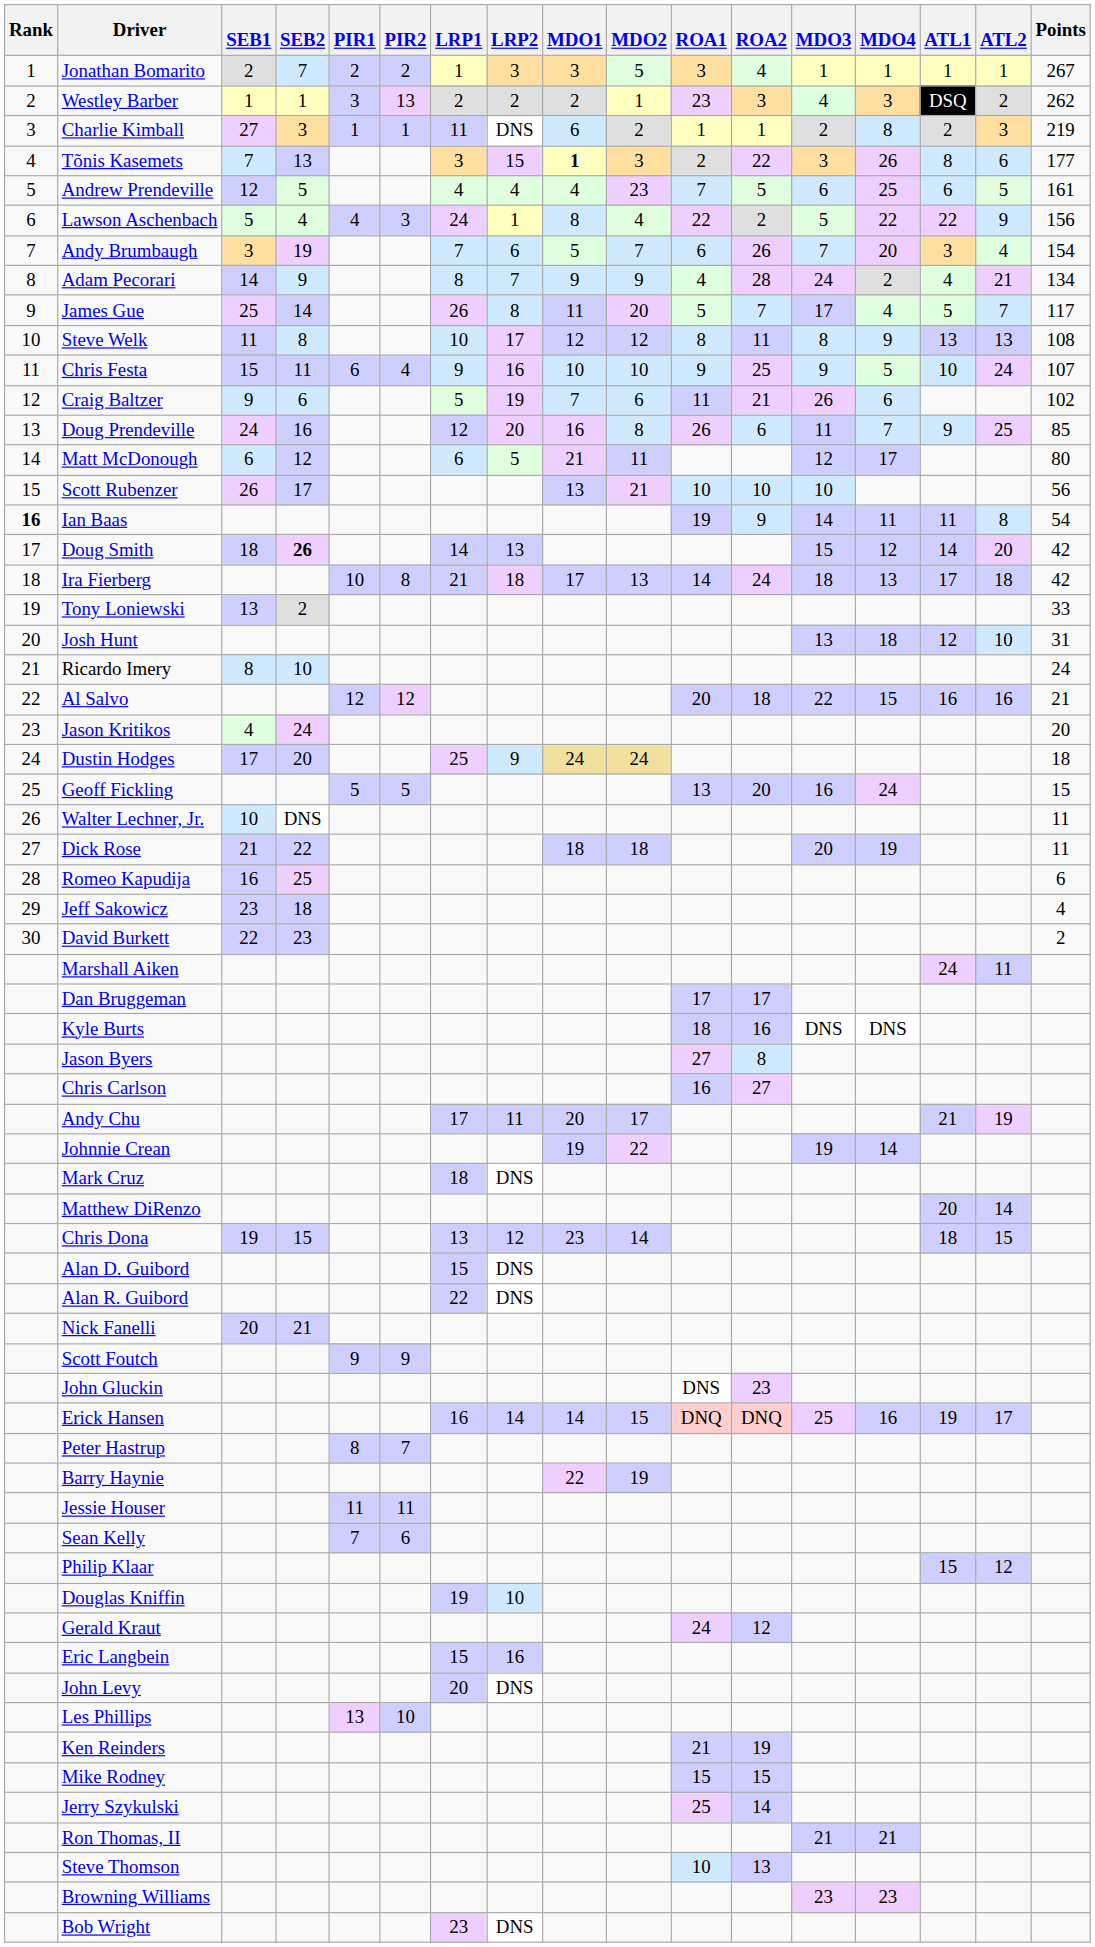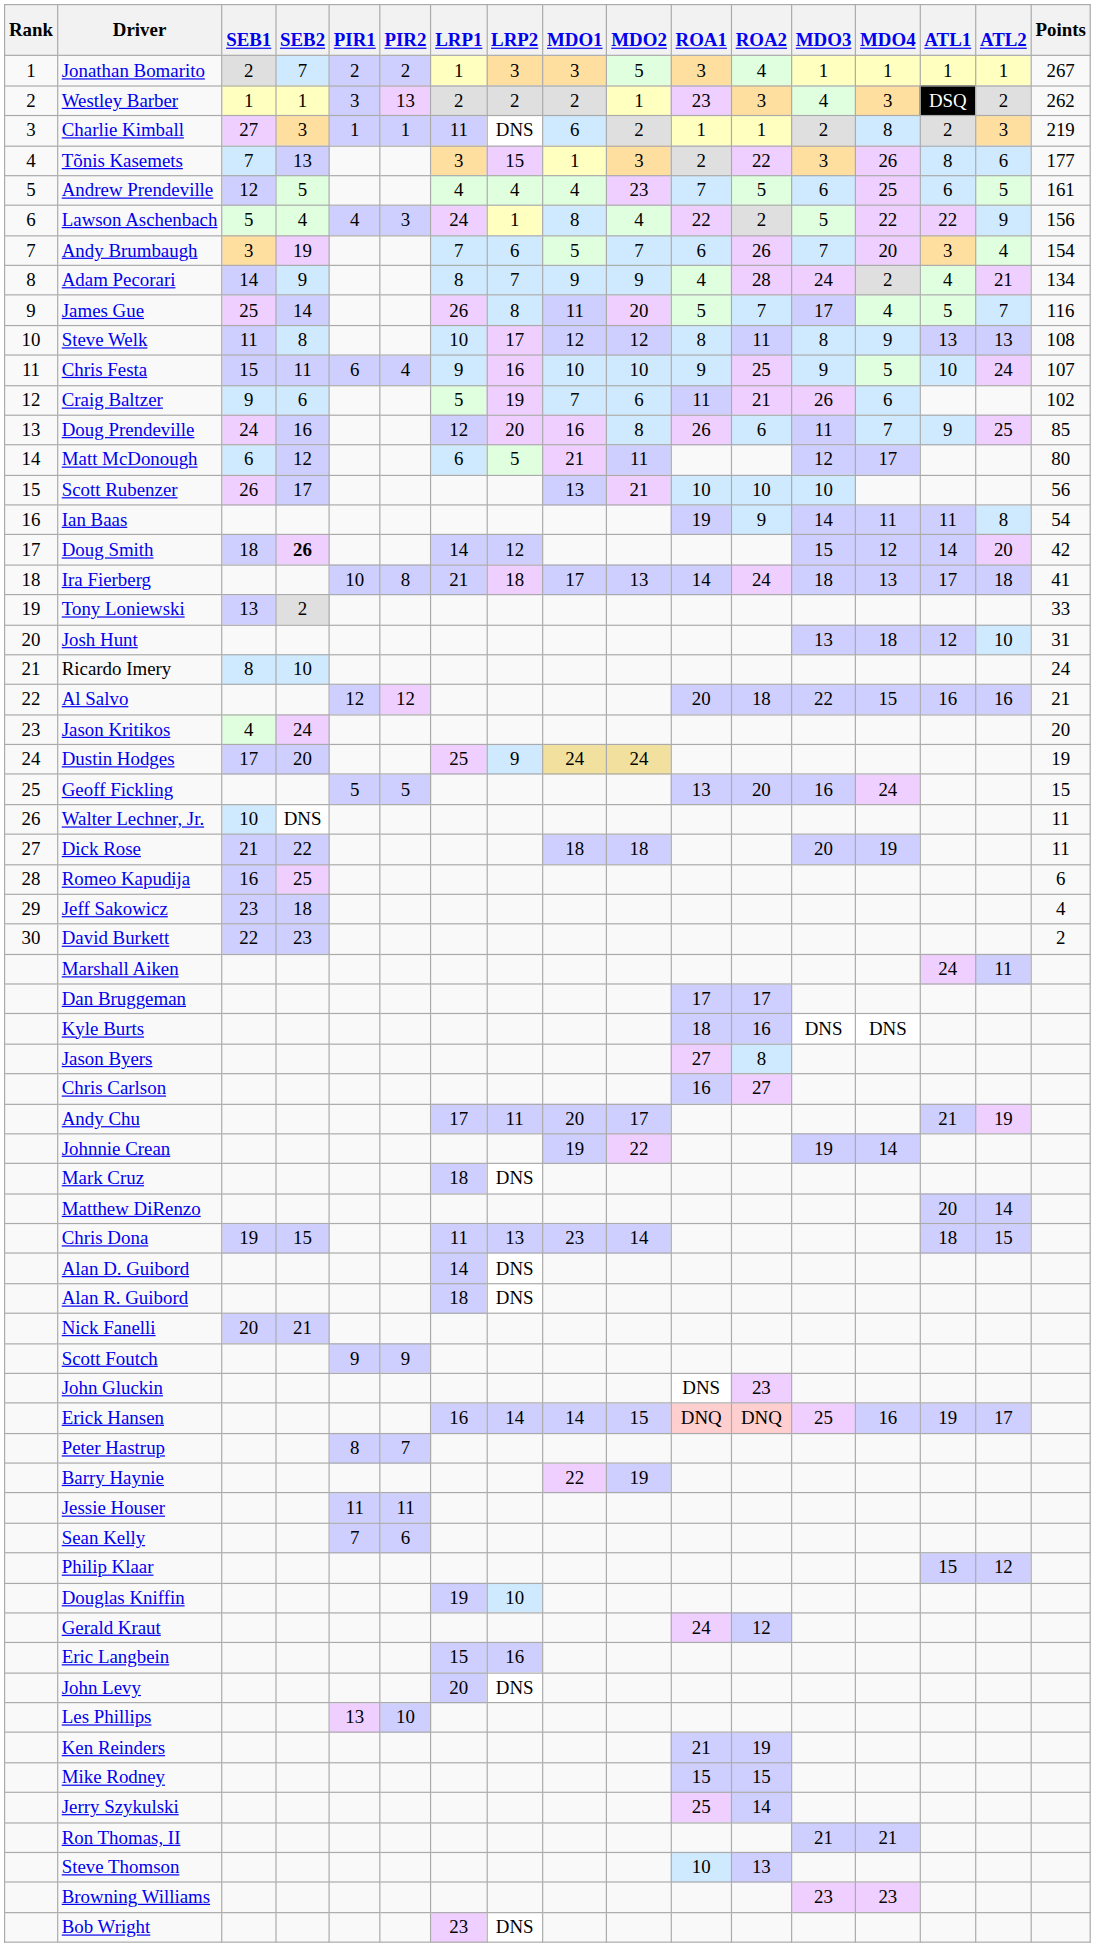(575, 160) bold -> (575, 160) normal
(1061, 310) 117 -> (1061, 310) 116
(31, 519) bold -> (31, 519) normal
(515, 549) 13 -> (515, 549) 12
(1061, 579) 42 -> (1061, 579) 41
(1061, 759) 18 -> (1061, 759) 19
(459, 1238) 13 -> (459, 1238) 11
(515, 1238) 12 -> (515, 1238) 13
(459, 1268) 15 -> (459, 1268) 14
(459, 1298) 22 -> (459, 1298) 18
